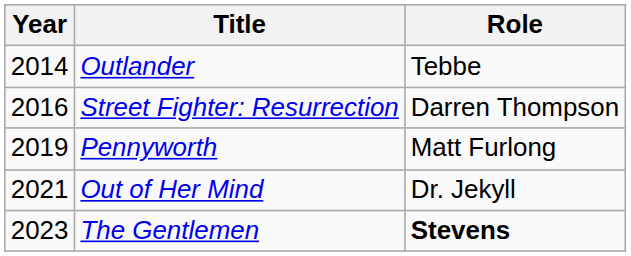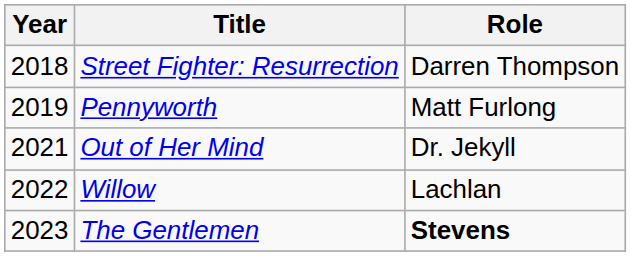- row: (137, 66)
(40, 107) 2016 -> (40, 66) 2018
+ row: (118, 189)
